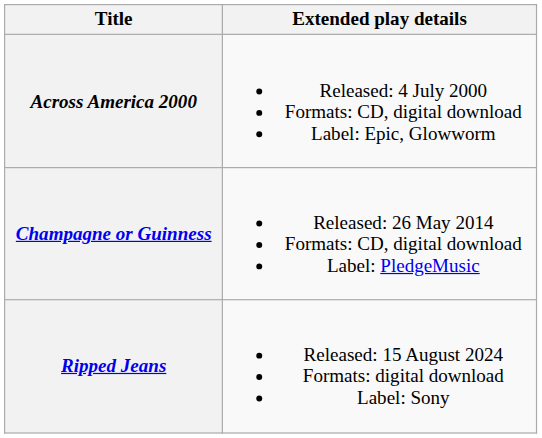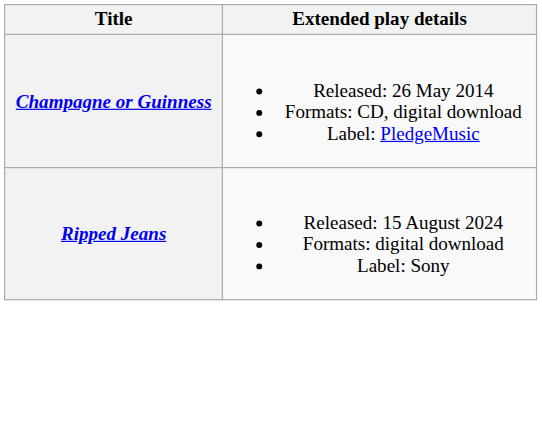- row: (114, 100)
